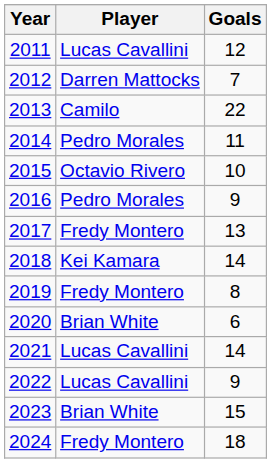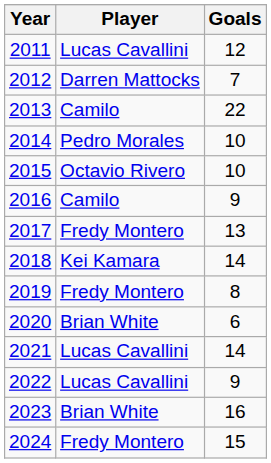(235, 140) 11 -> (235, 140) 10
(122, 200) Pedro Morales -> (90, 200) Camilo
(235, 412) 15 -> (235, 412) 16
(235, 442) 18 -> (235, 442) 15
